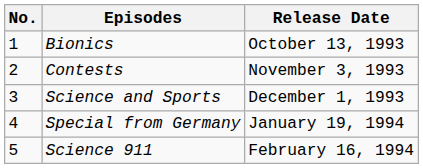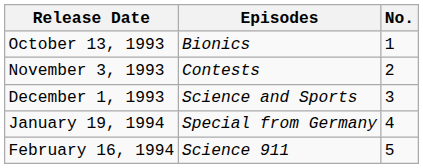columns swapped: (23, 18) <-> (331, 18)
